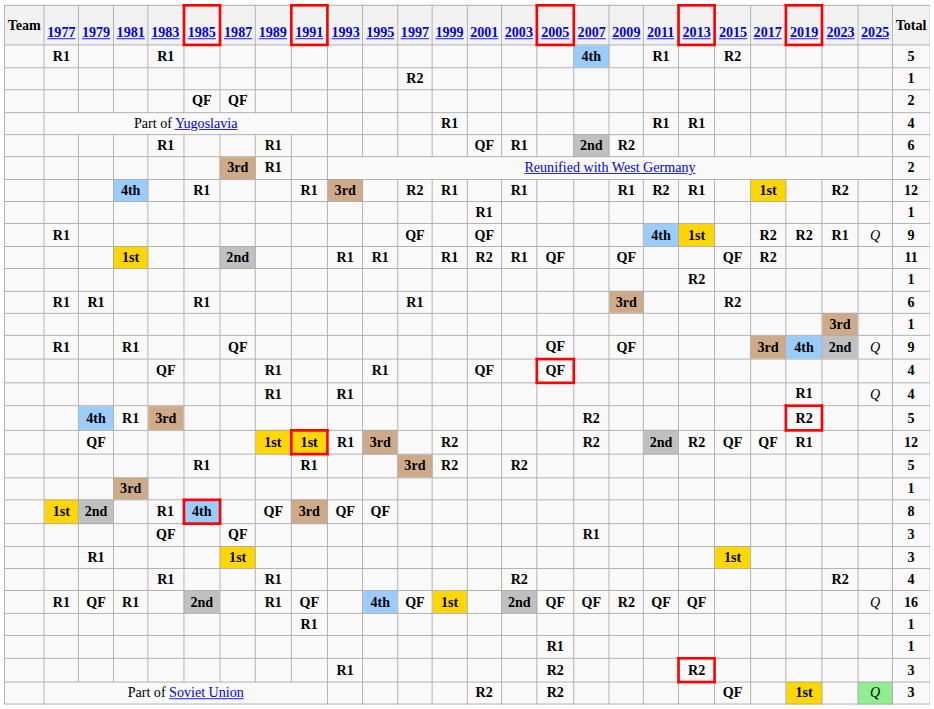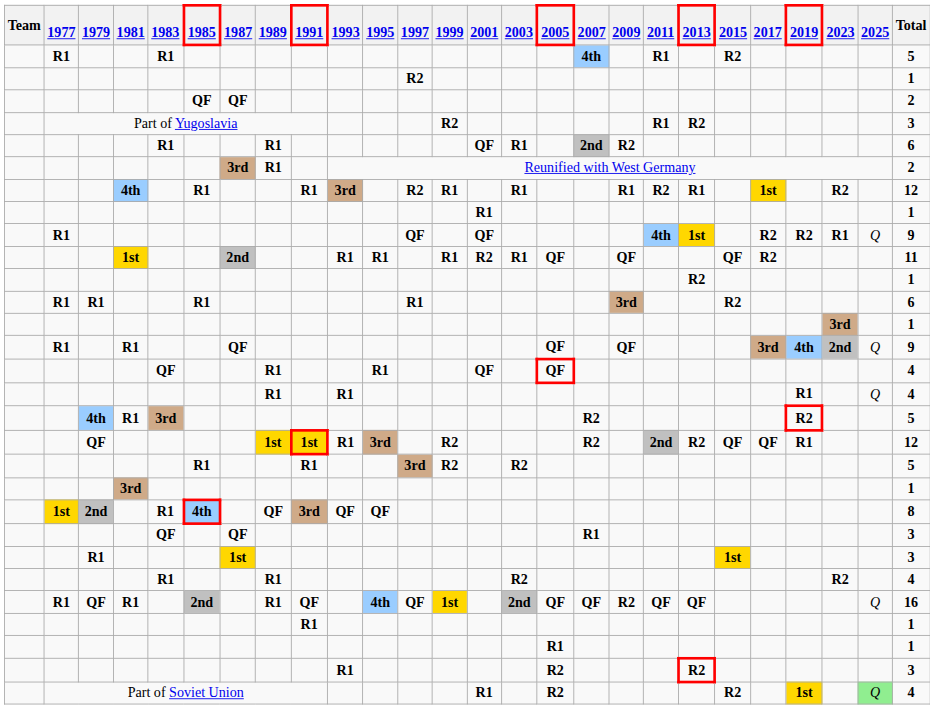(450, 123) R1 -> (450, 123) R2
(697, 123) R1 -> (697, 123) R2
(911, 123) 4 -> (911, 123) 3
(484, 693) R2 -> (484, 693) R1
(733, 693) QF -> (733, 693) R2
(911, 693) 3 -> (911, 693) 4
